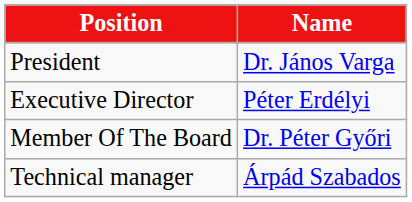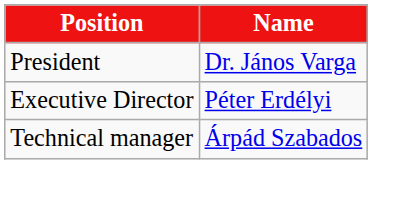- row: (121, 138)
